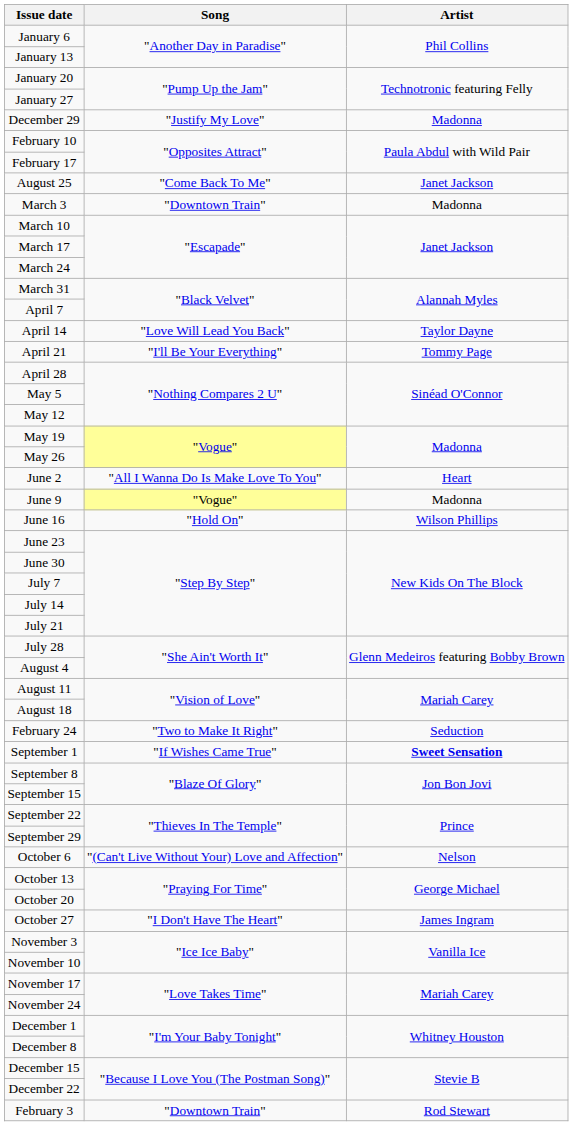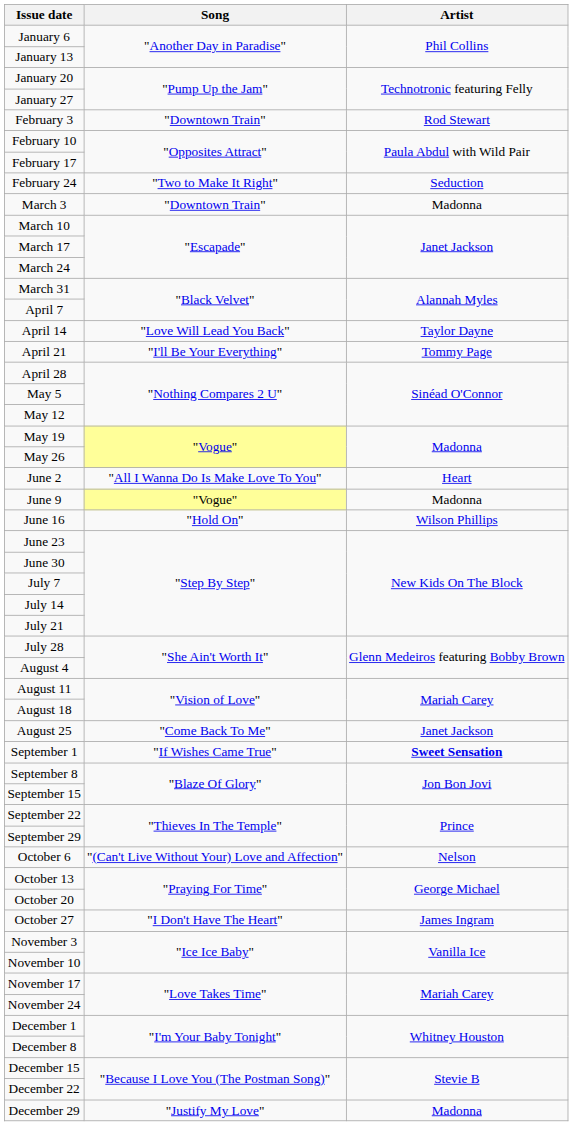rows swapped: (44, 1110) <-> (44, 120)
rows swapped: (44, 731) <-> (44, 183)
